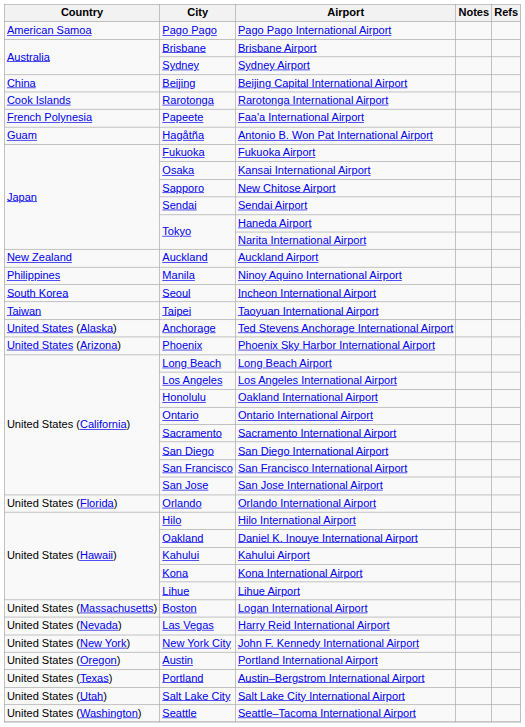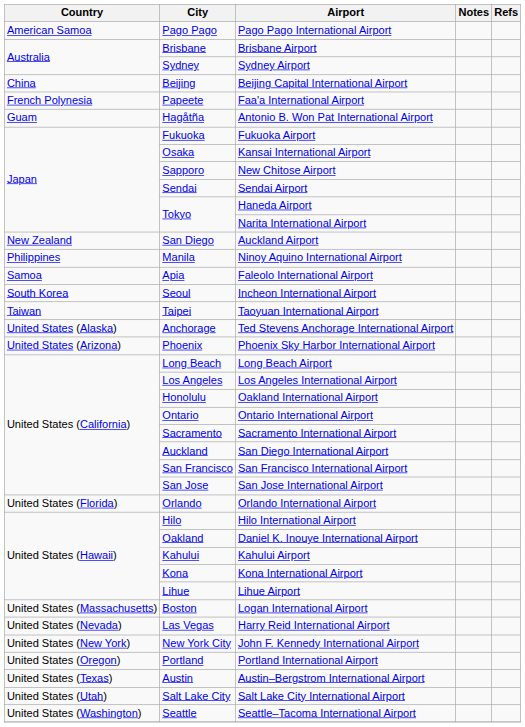- row: (313, 100)
(185, 258) Auckland -> (188, 240) San Diego
+ row: (305, 275)
(188, 450) San Diego -> (185, 450) Auckland
(178, 661) Austin -> (183, 661) Portland
(183, 678) Portland -> (178, 678) Austin
